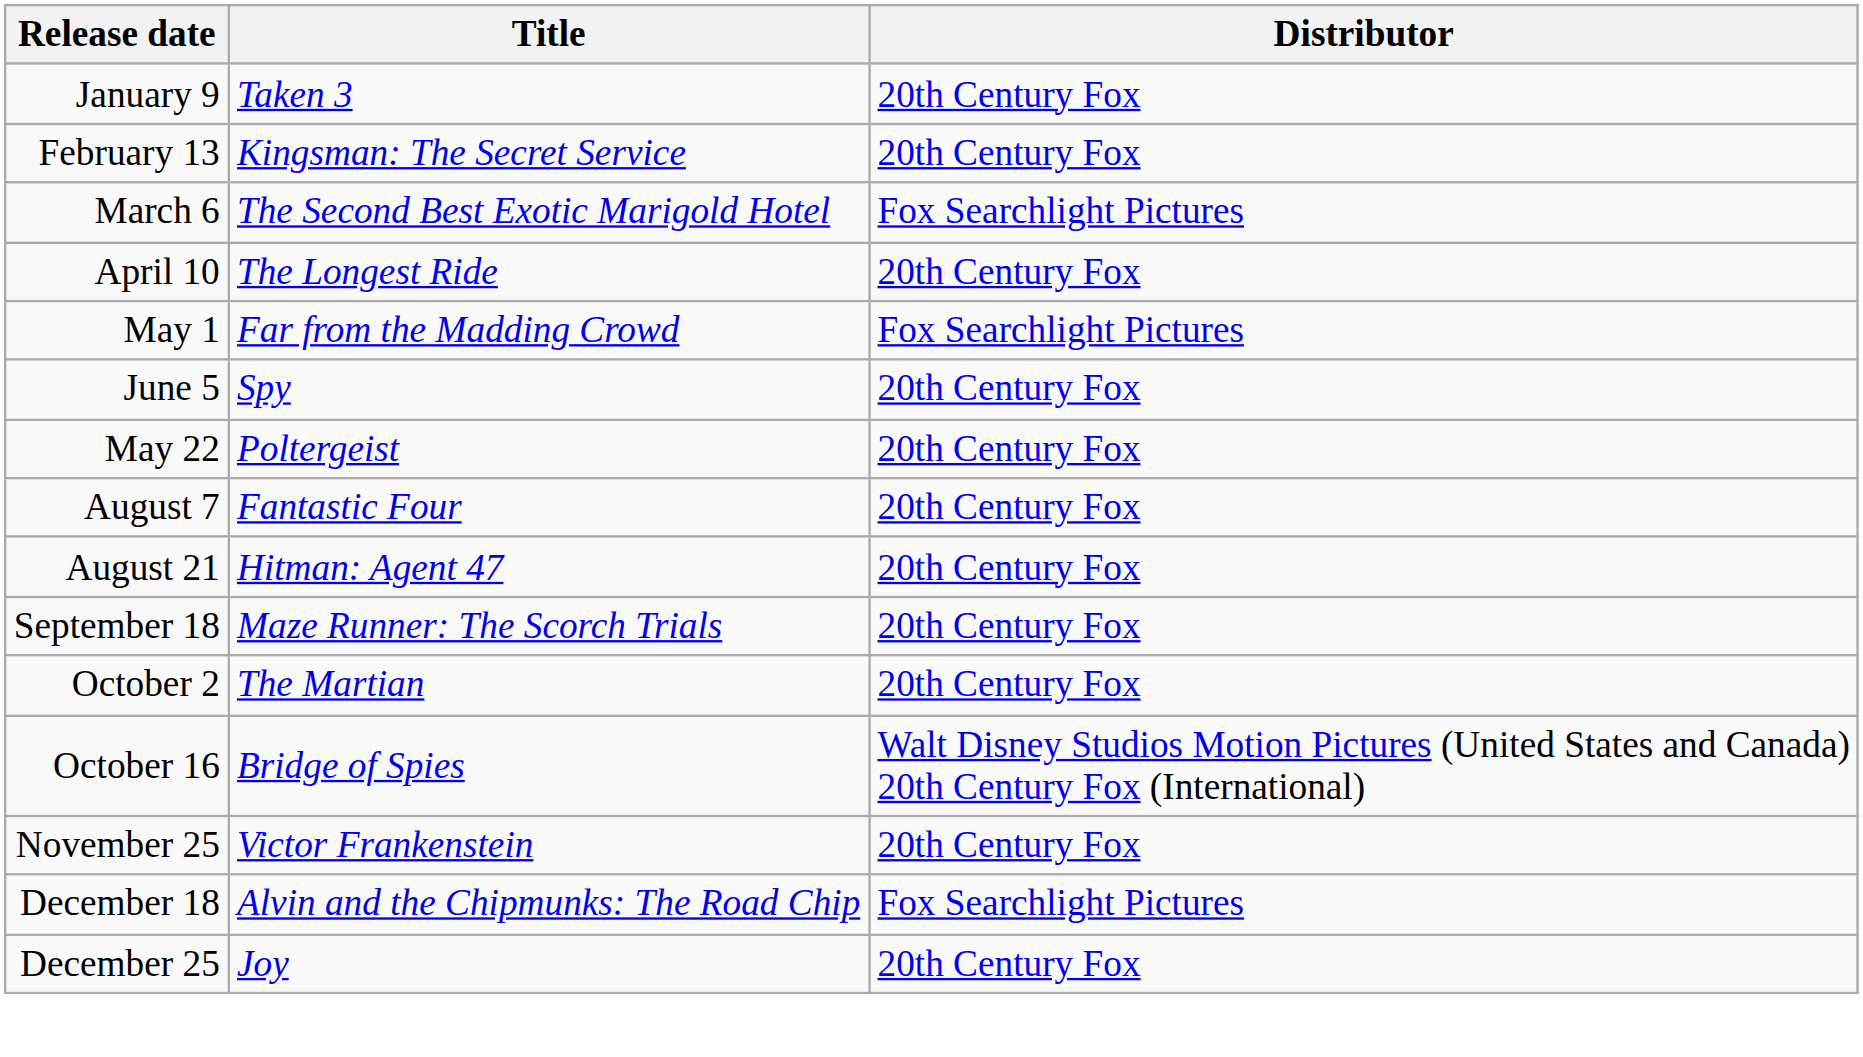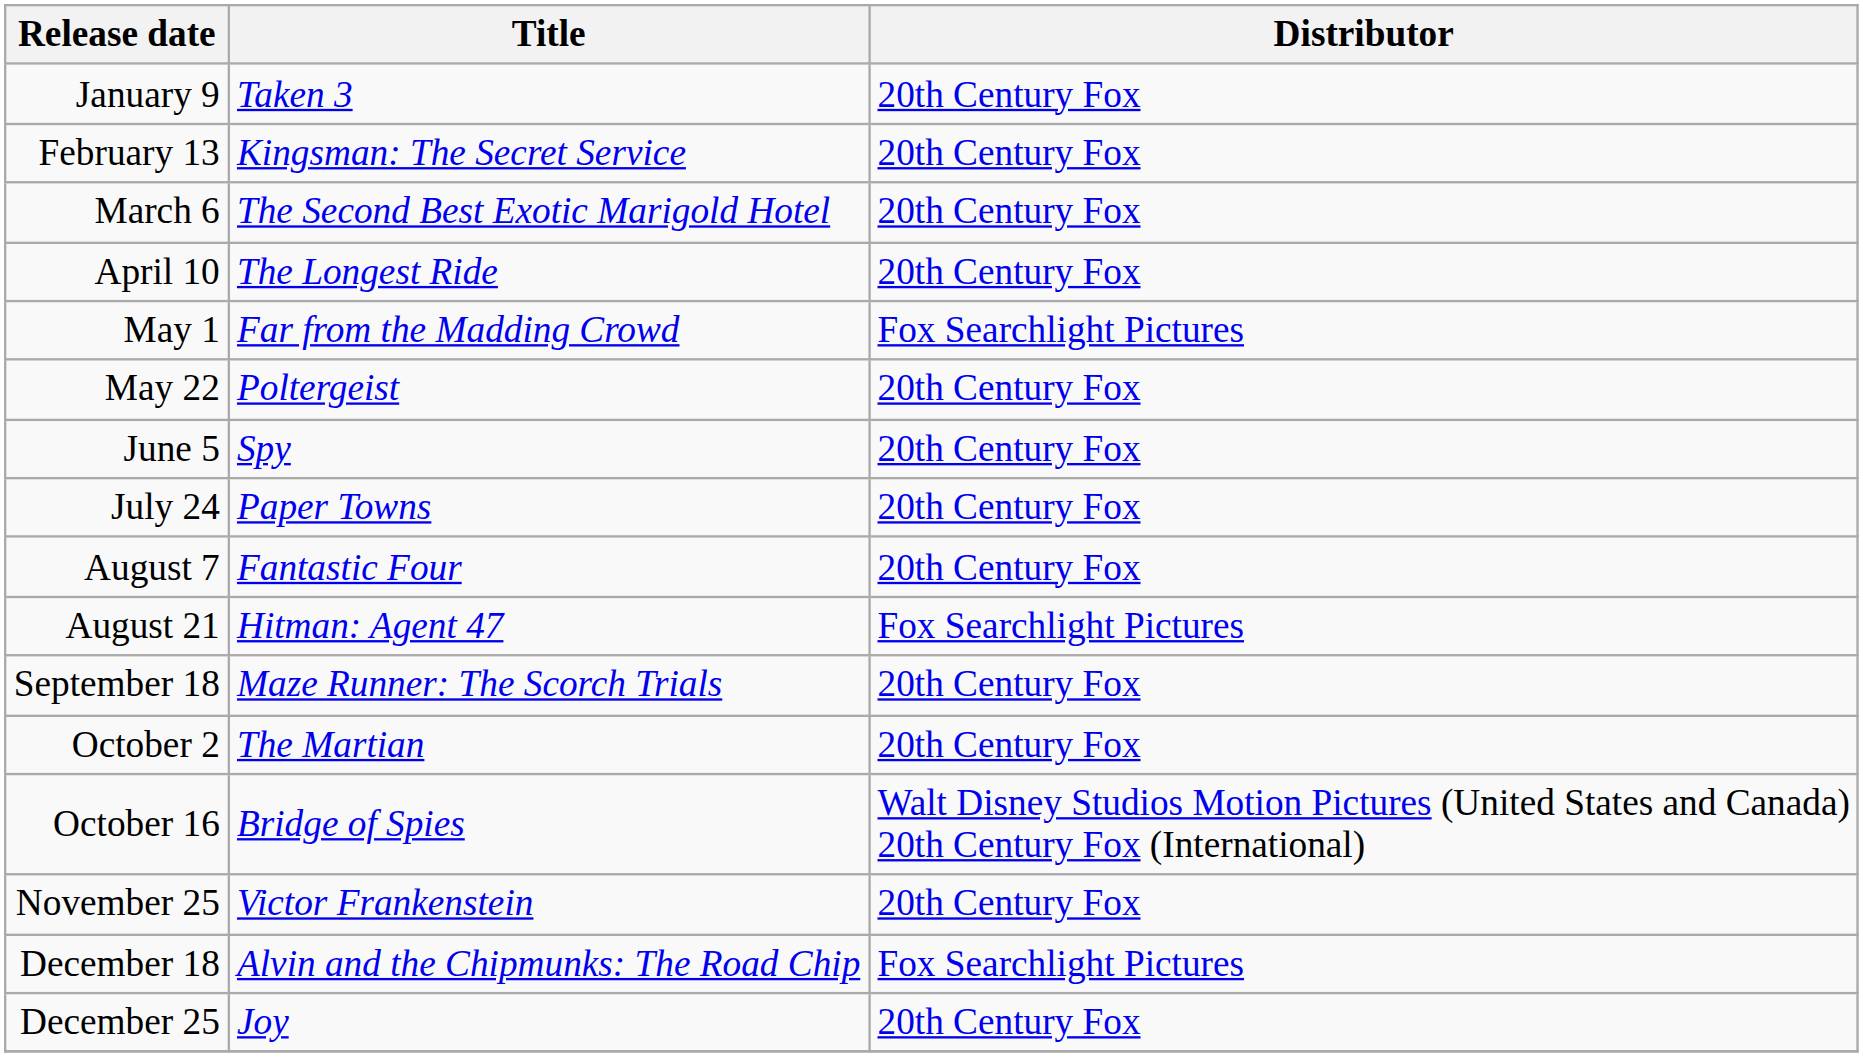(1061, 211) Fox Searchlight Pictures -> (1009, 211) 20th Century Fox
rows swapped: (162, 447) <-> (172, 388)
+ row: (165, 507)
(1009, 566) 20th Century Fox -> (1061, 625) Fox Searchlight Pictures
